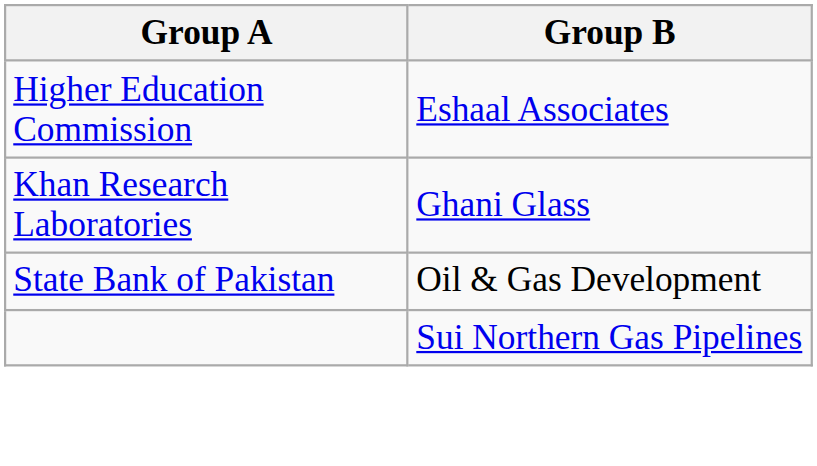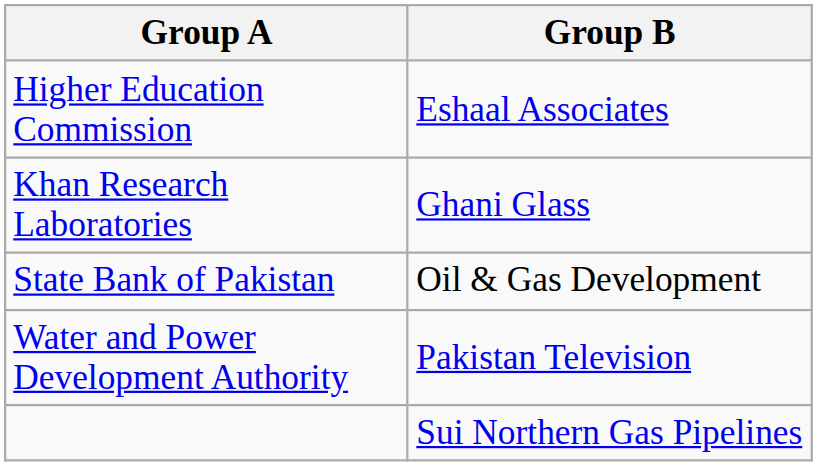+ row: (181, 356)
